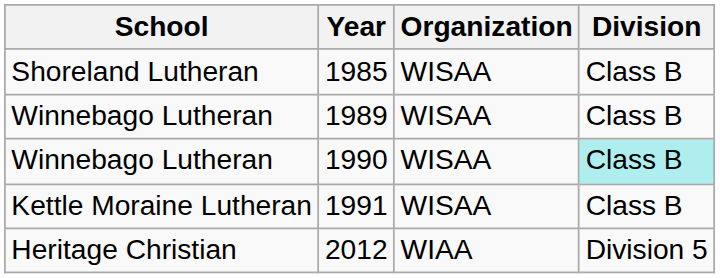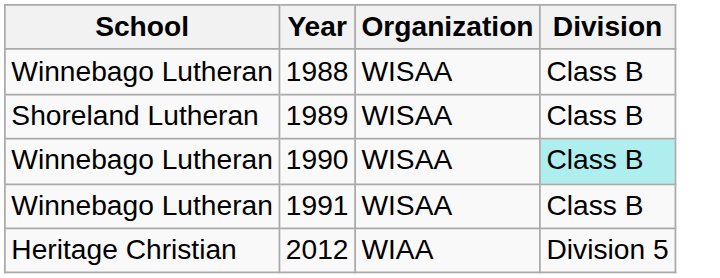- row: (356, 71)
+ row: (317, 71)
(142, 116) Winnebago Lutheran -> (135, 116) Shoreland Lutheran
(162, 205) Kettle Moraine Lutheran -> (142, 205) Winnebago Lutheran
